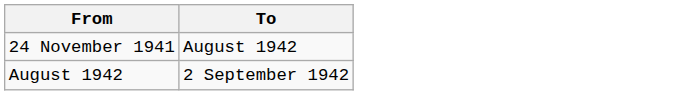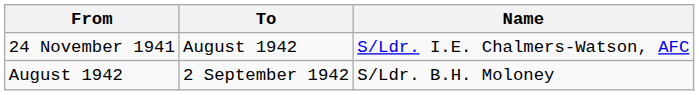+ column: (523, 19)
